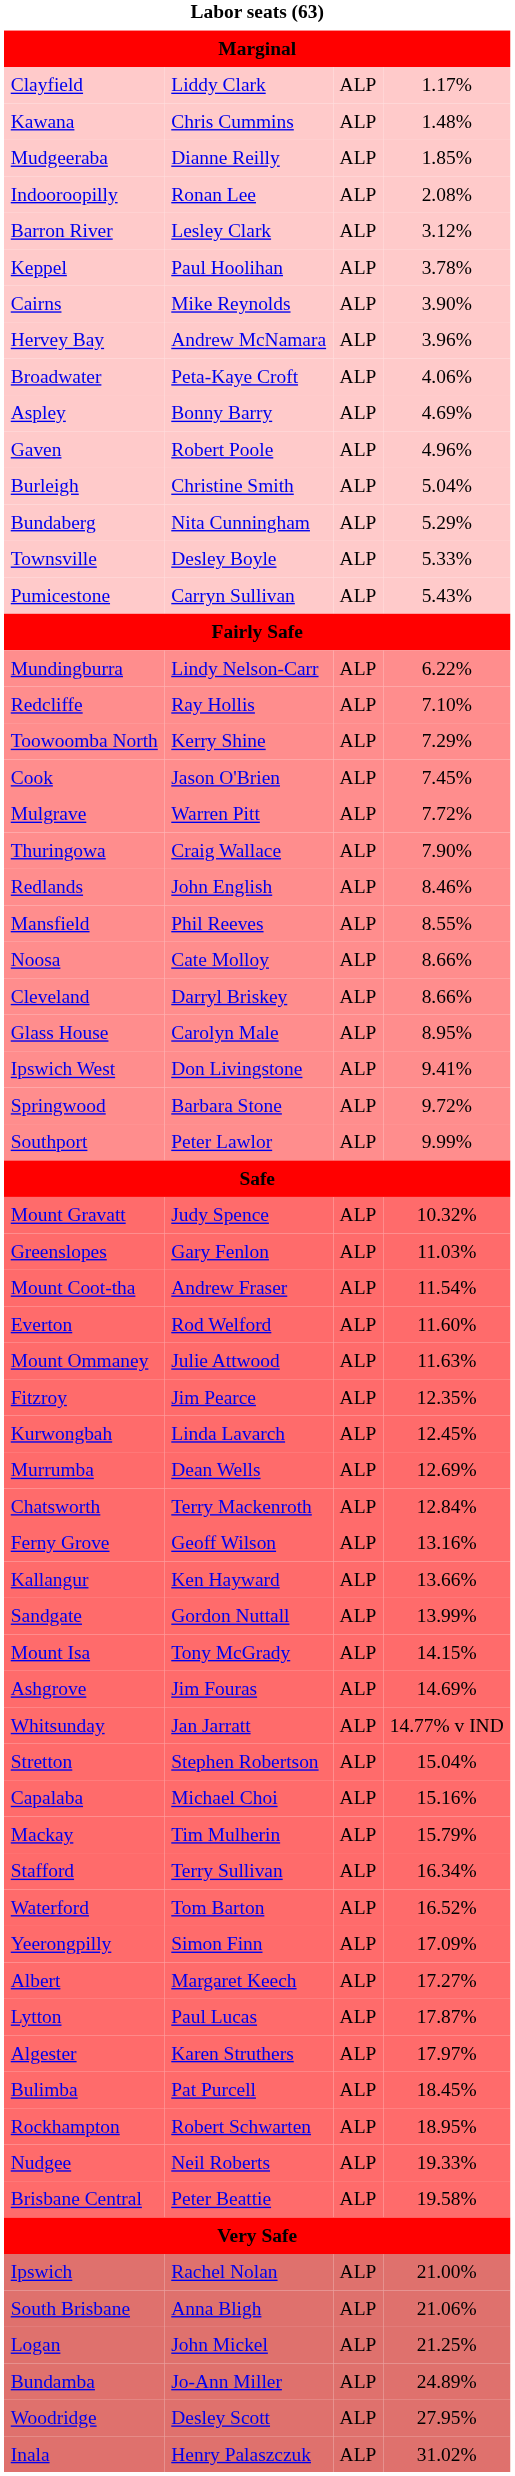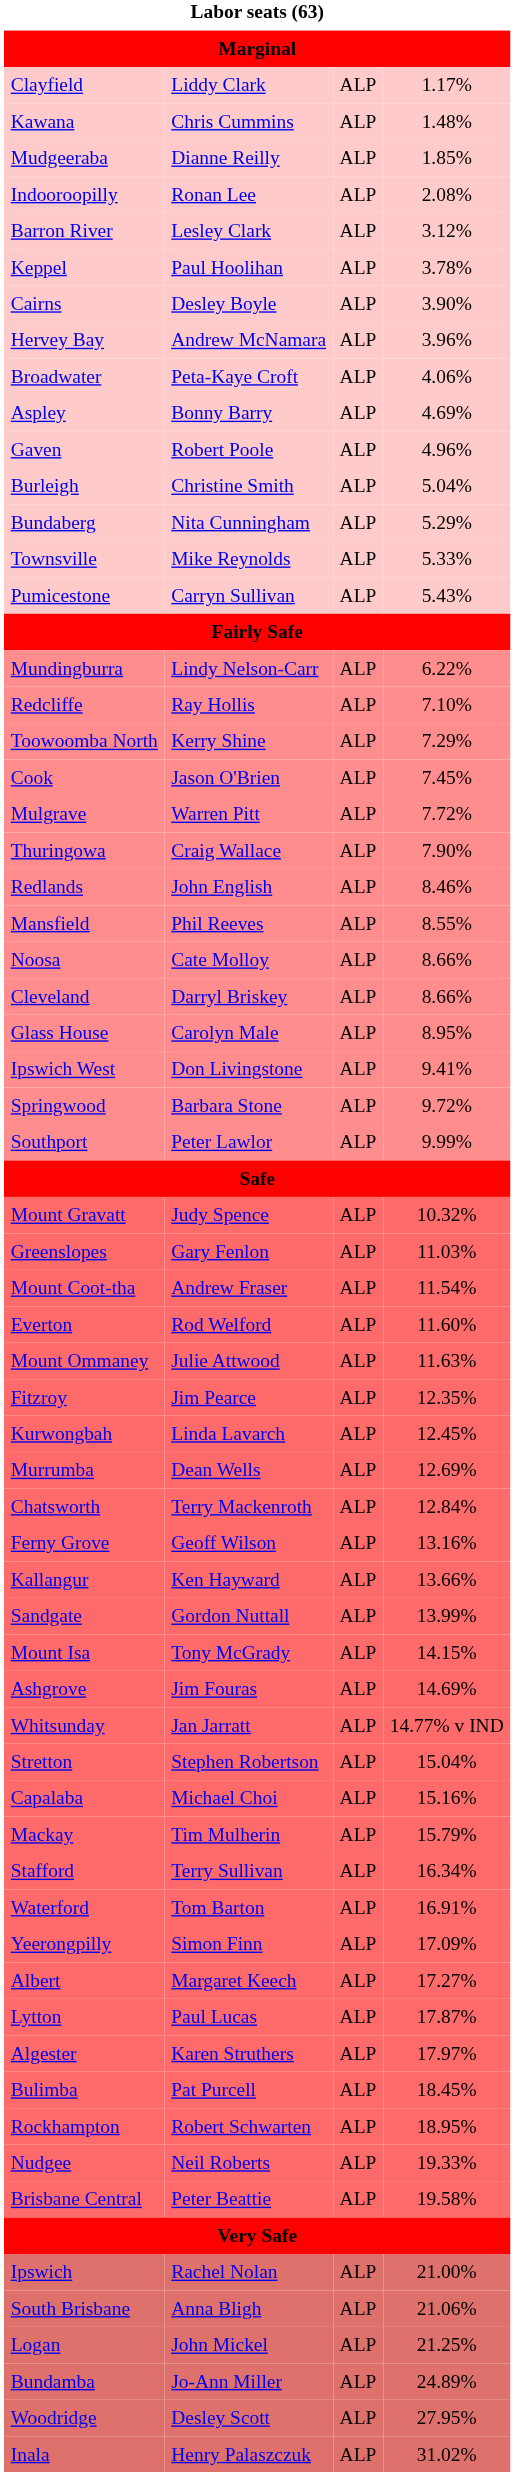(231, 303) Mike Reynolds -> (224, 303) Desley Boyle
(224, 558) Desley Boyle -> (231, 558) Mike Reynolds
(447, 1907) 16.52% -> (447, 1907) 16.91%
